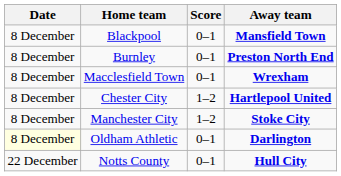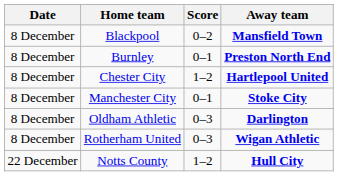(206, 35) 0–1 -> (203, 35) 0–2
- row: (134, 77)
(206, 118) 1–2 -> (203, 98) 0–1
(43, 139) lightyellow background -> (43, 118) no background
(206, 139) 0–1 -> (203, 118) 0–3
+ row: (132, 139)
(206, 160) 0–1 -> (203, 160) 1–2
